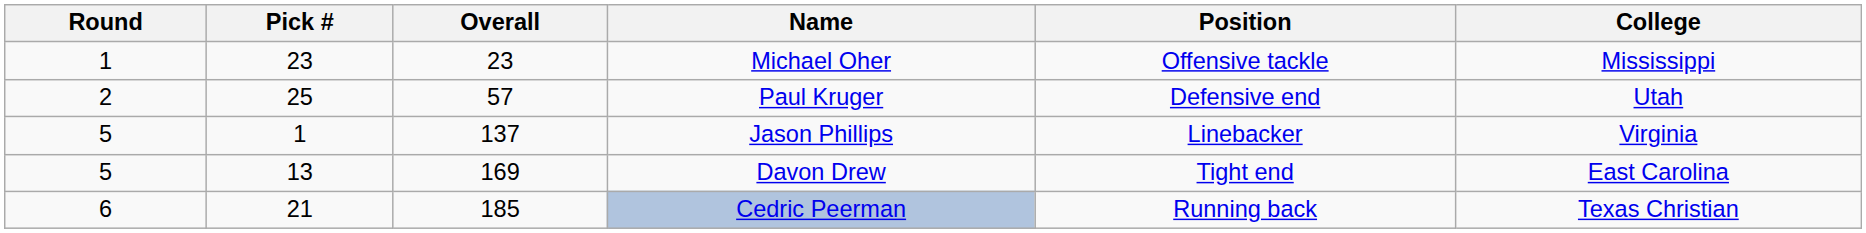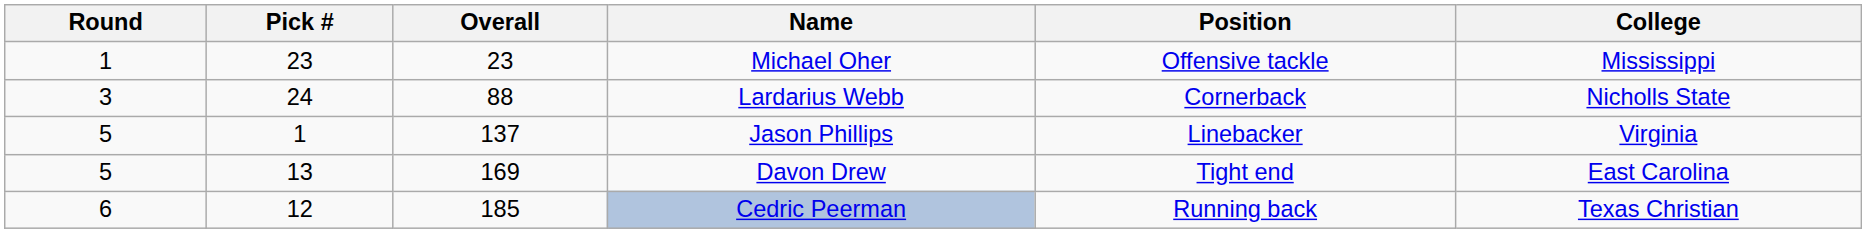- row: (821, 97)
+ row: (821, 97)
(300, 209) 21 -> (300, 209) 12
